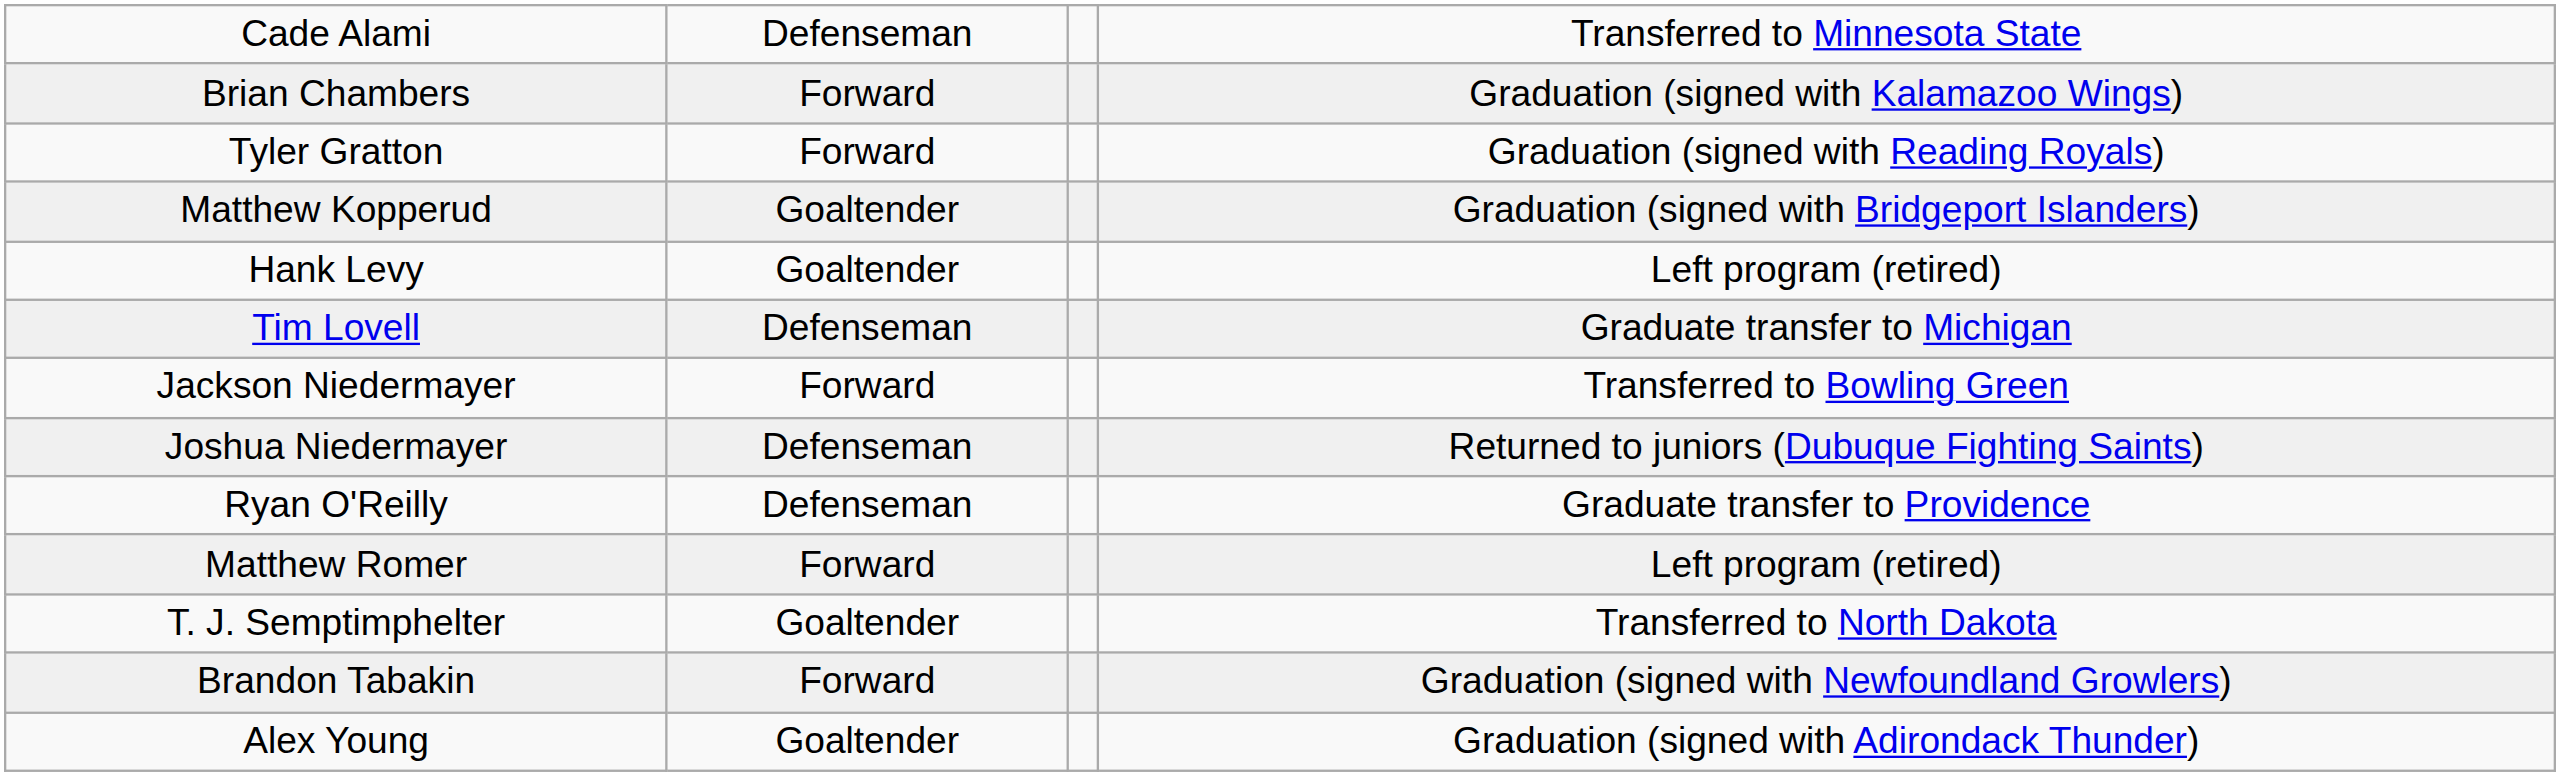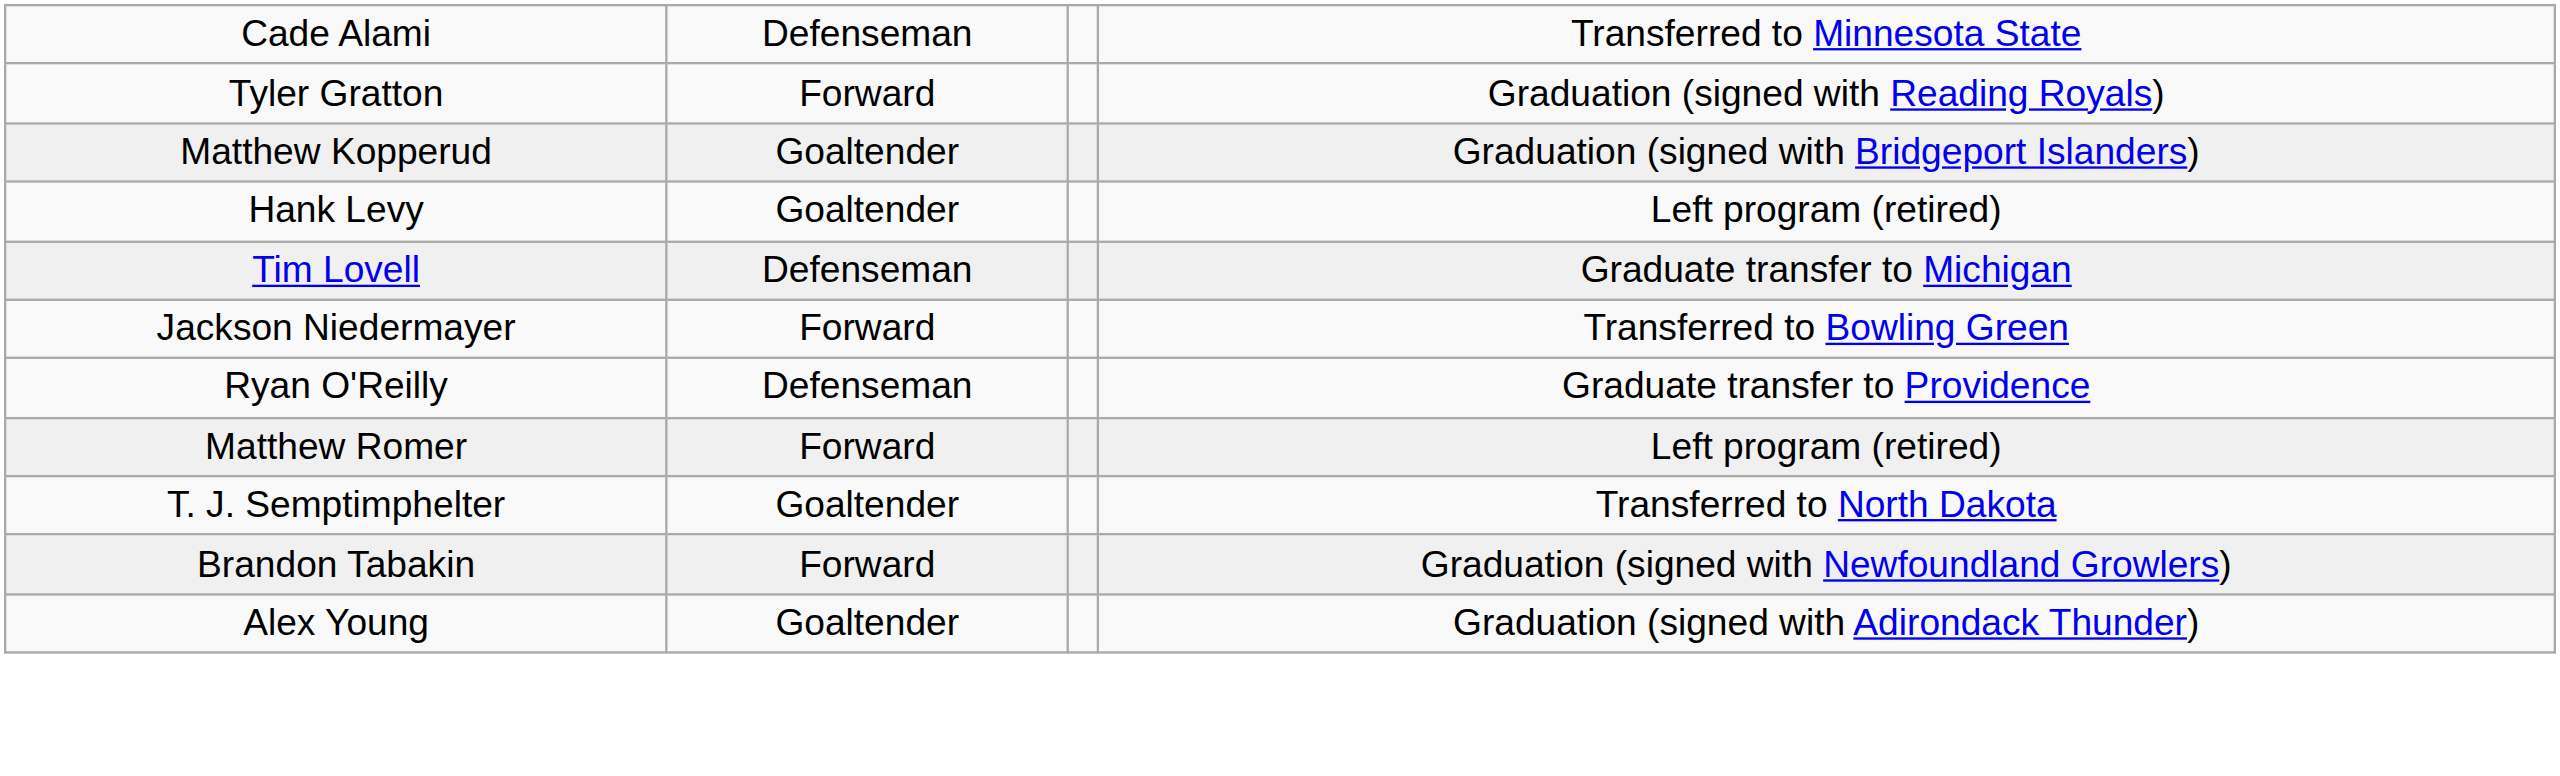- row: (336, 92)
- row: (336, 446)
